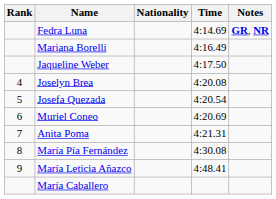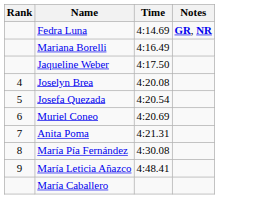- column: (163, 13)
